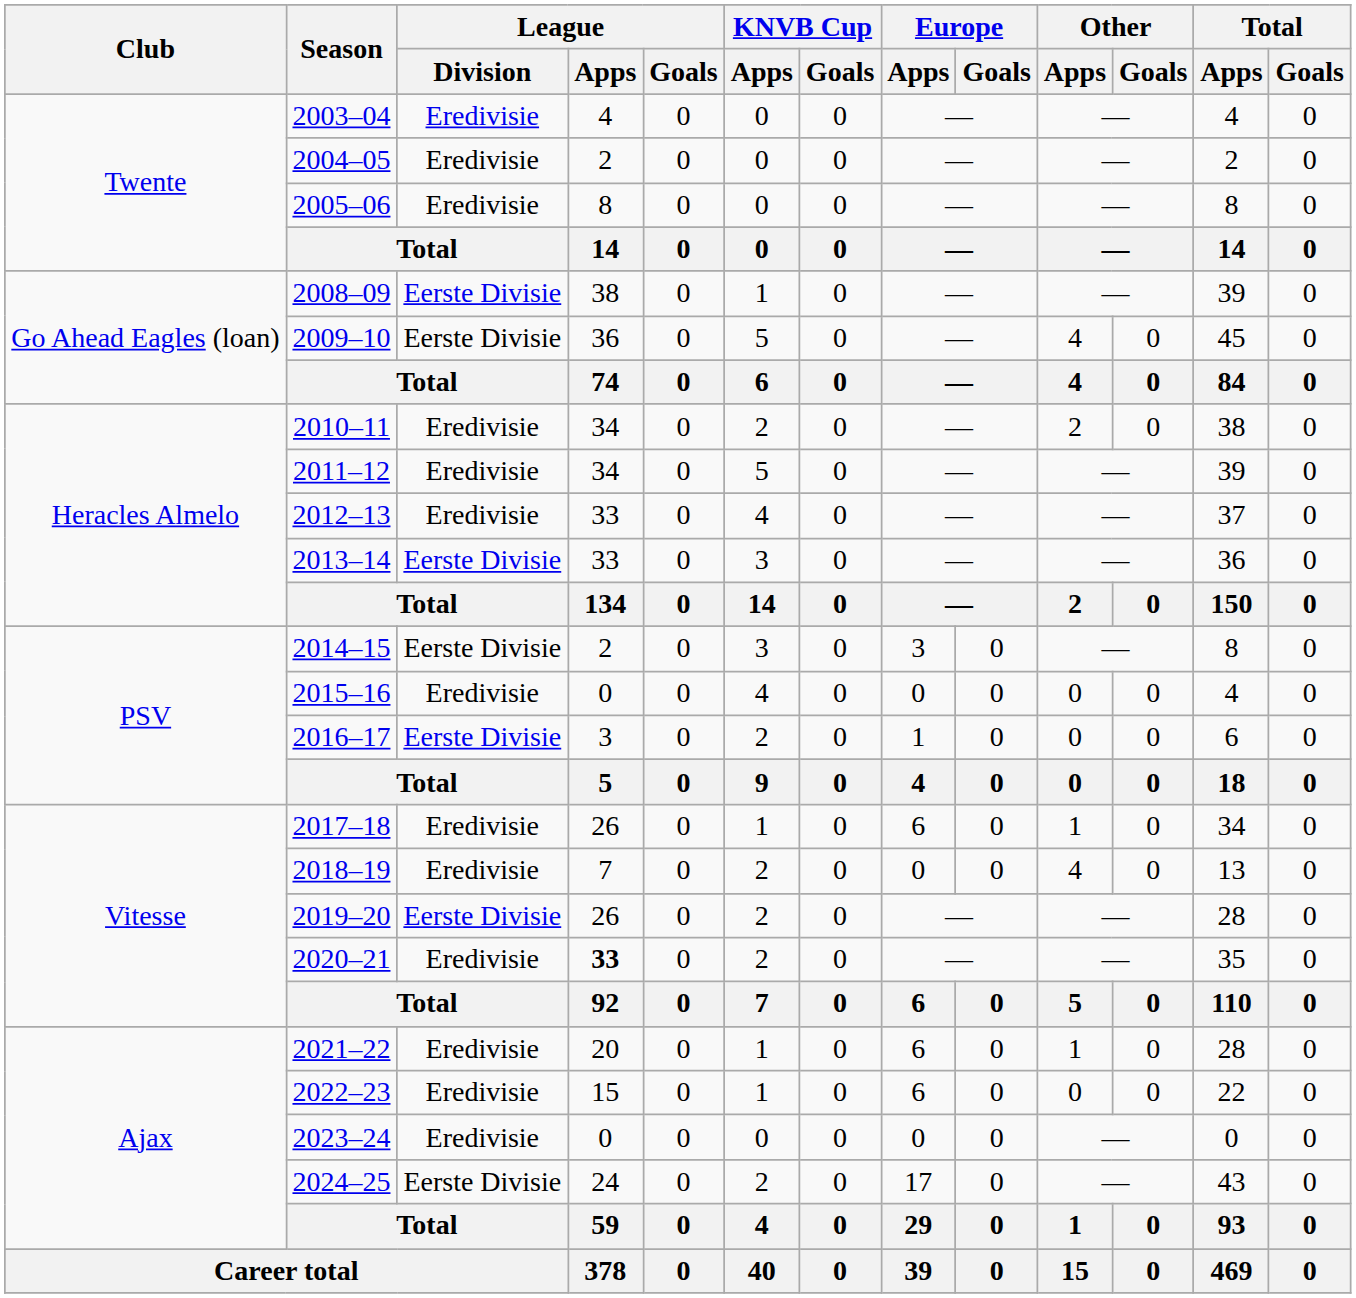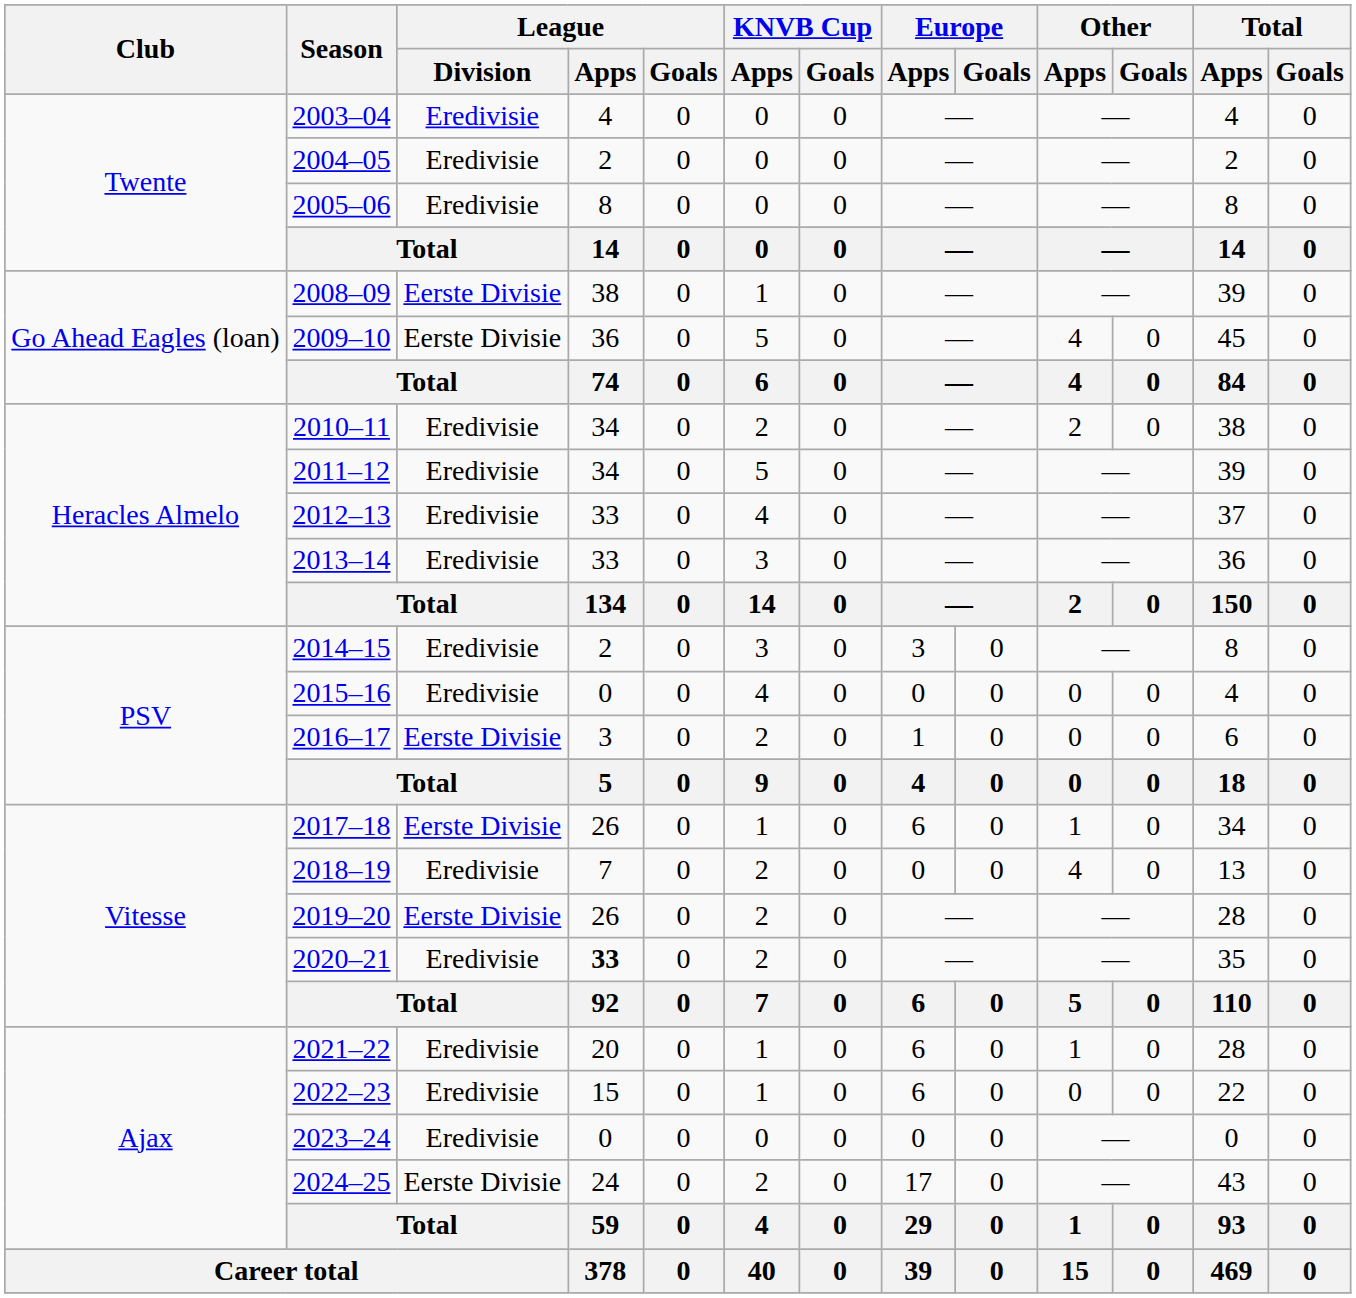(482, 559) Eerste Divisie -> (482, 559) Eredivisie
(482, 648) Eerste Divisie -> (482, 648) Eredivisie
(482, 826) Eredivisie -> (482, 826) Eerste Divisie
